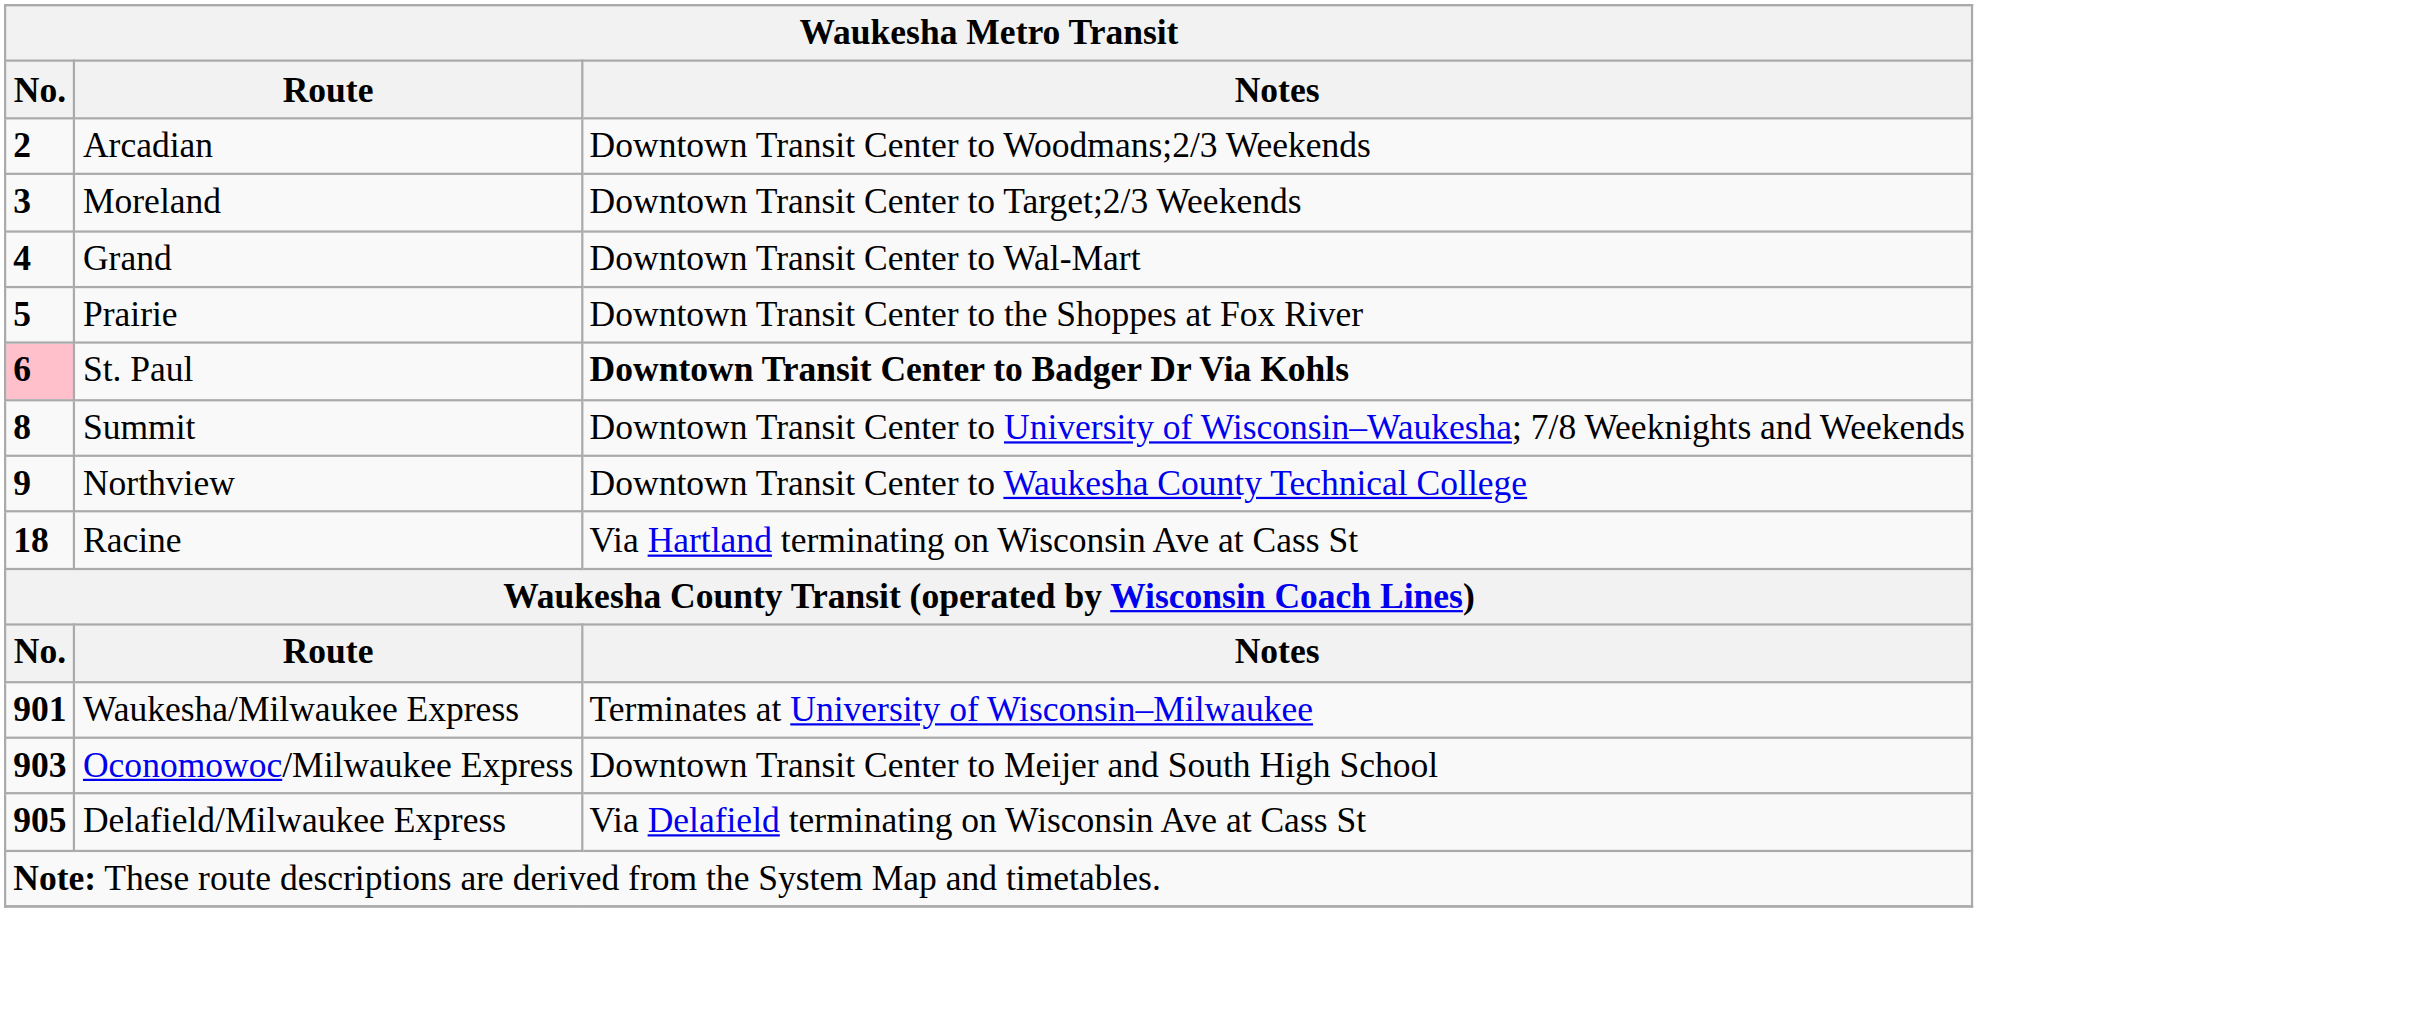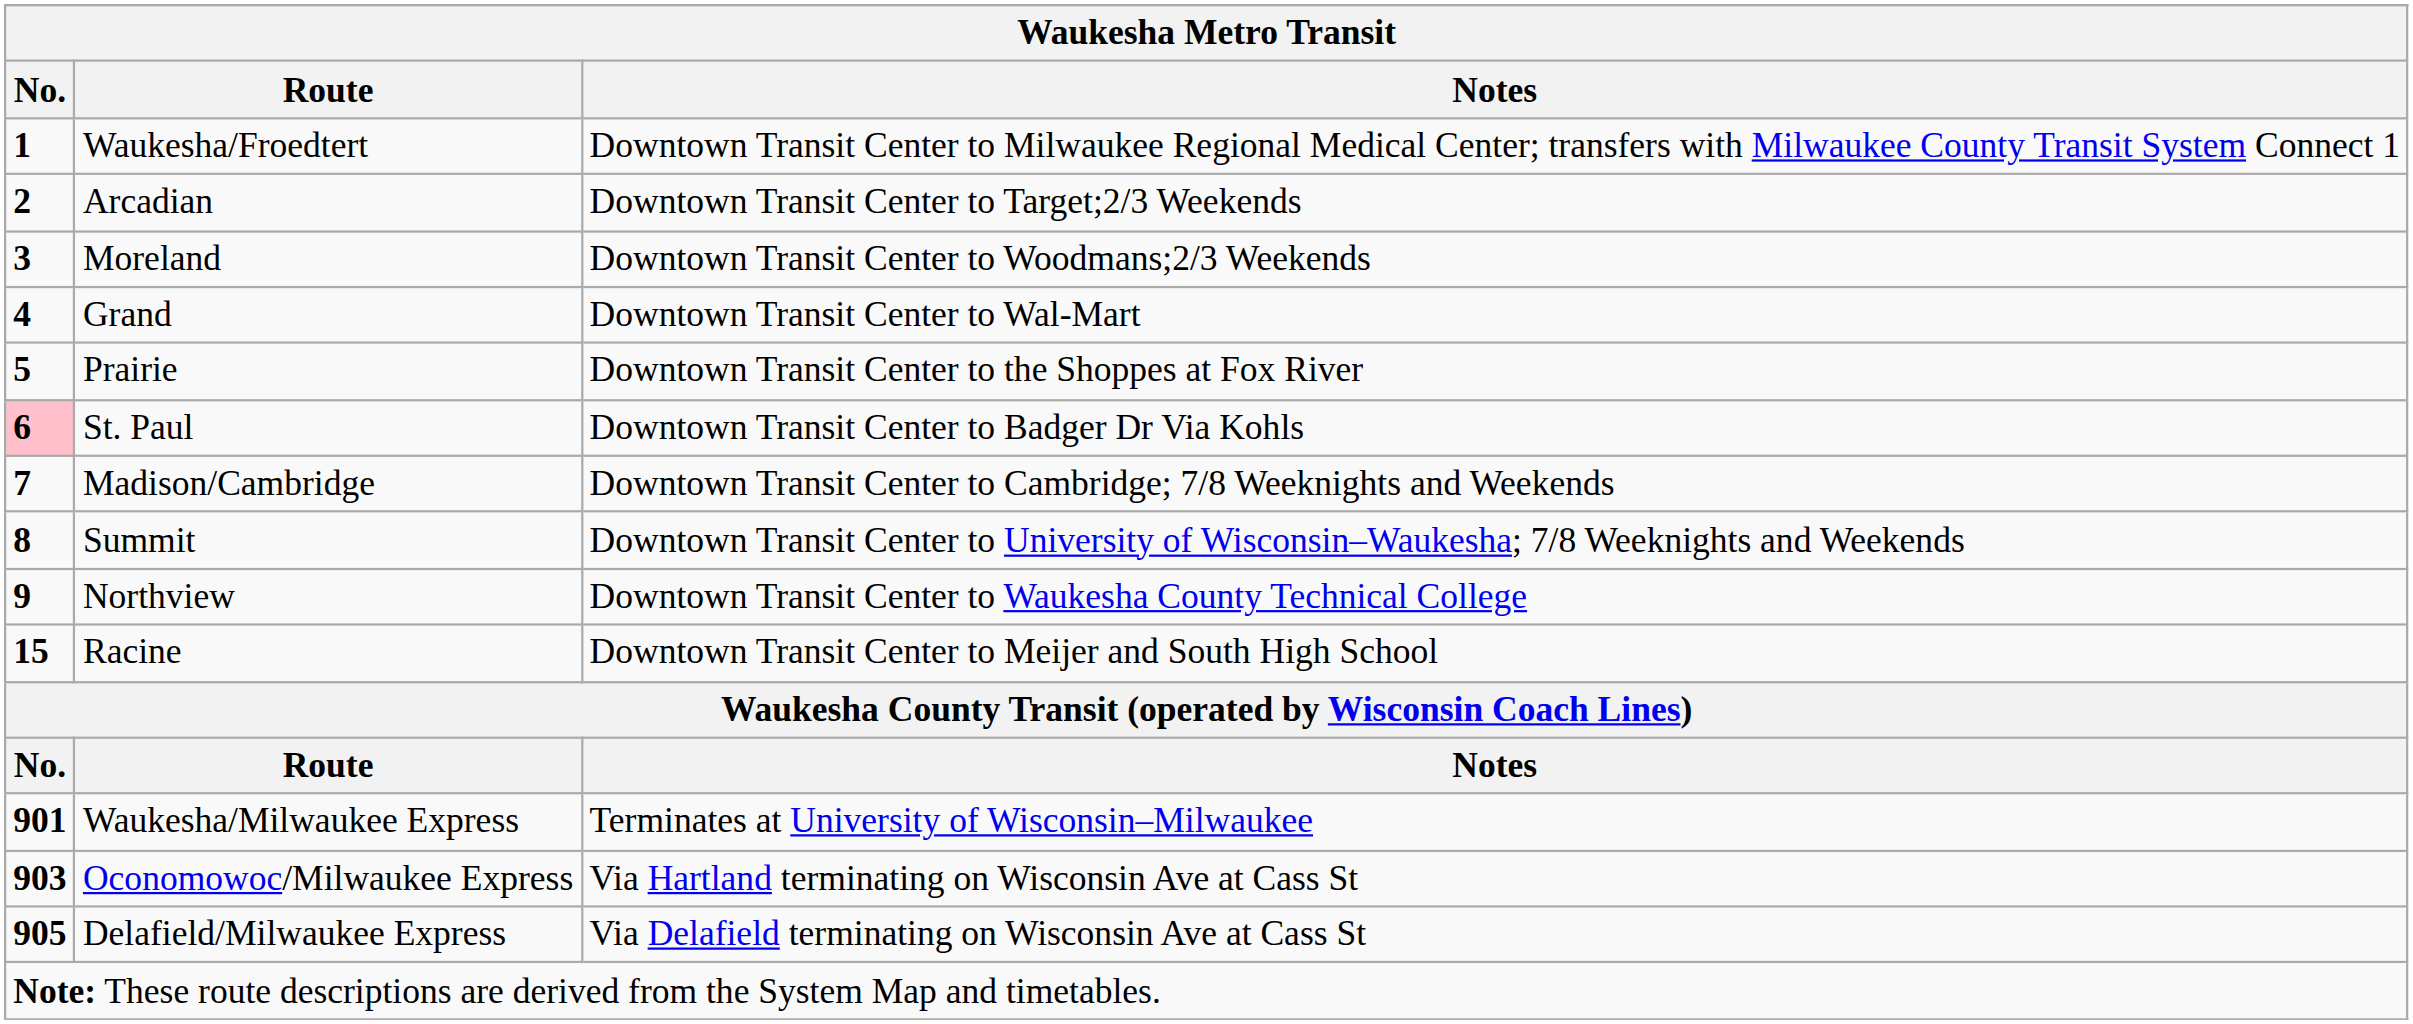+ row: (226, 145)
(980, 145) Downtown Transit Center to Woodmans;2/3 Weekends -> (946, 201) Downtown Transit Center to Target;2/3 Weekends
(946, 201) Downtown Transit Center to Target;2/3 Weekends -> (980, 257) Downtown Transit Center to Woodmans;2/3 Weekends
(969, 370) bold -> (947, 426) normal
+ row: (229, 483)
(31, 539) 18 -> (31, 652) 15
(974, 539) Via Hartland terminating on Wisconsin Ave at Cass St -> (1014, 652) Downtown Transit Center to Meijer and South High School
(1014, 764) Downtown Transit Center to Meijer and South High School -> (974, 877) Via Hartland terminating on Wisconsin Ave at Cass St
